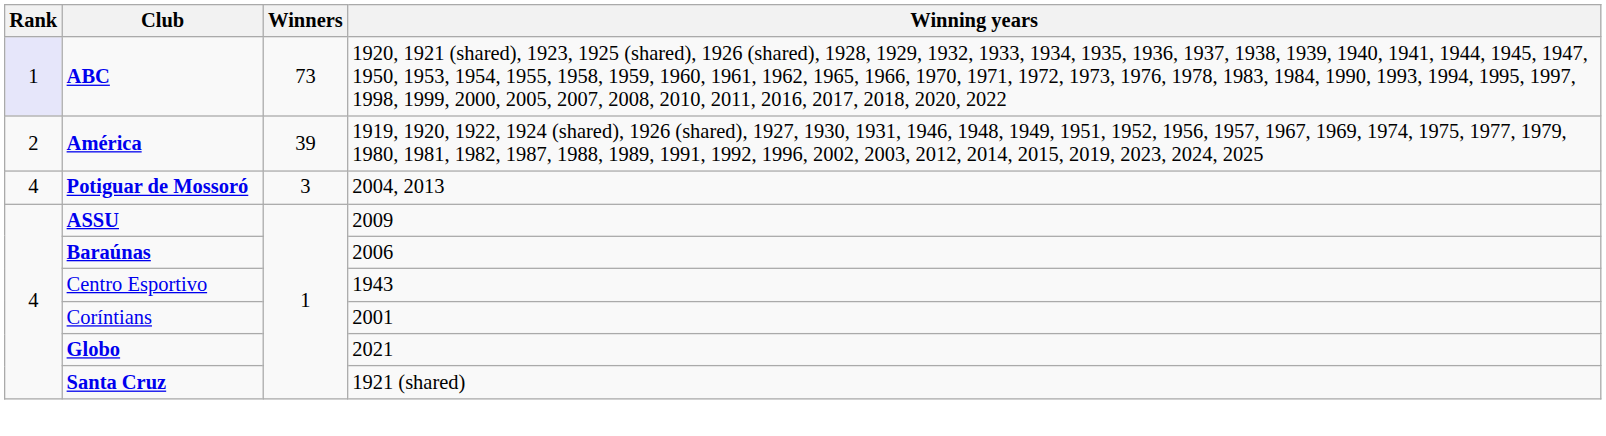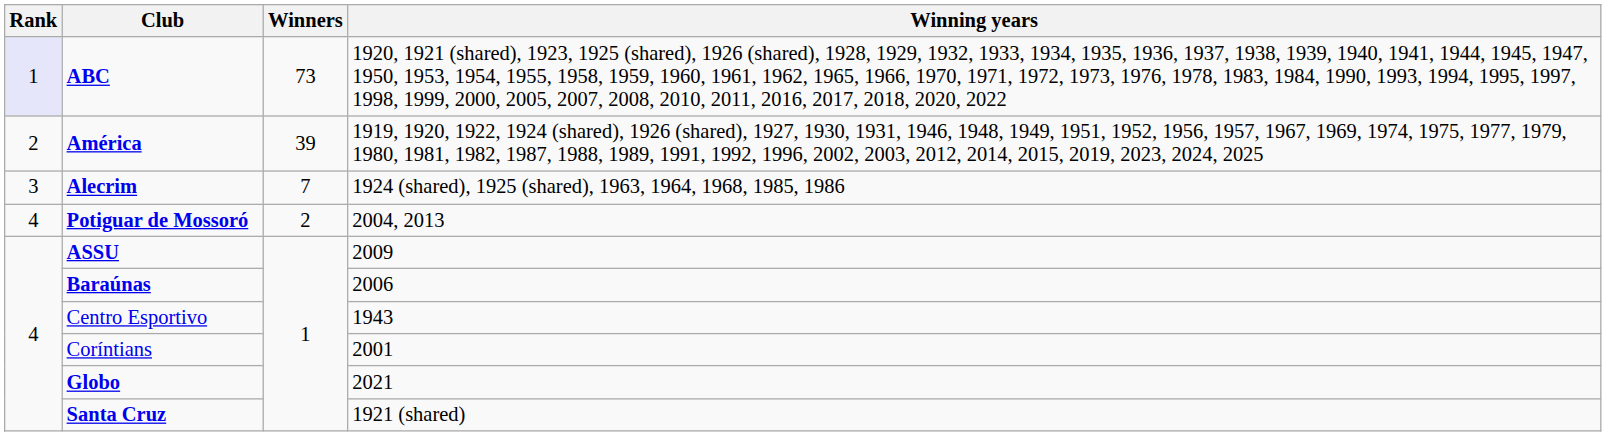+ row: (102, 187)
(305, 187) 3 -> (305, 219) 2
